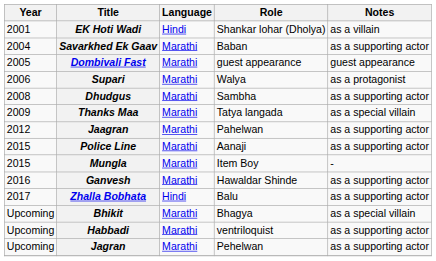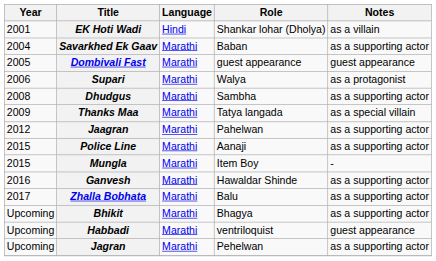(174, 197) Hindi -> (180, 197) Marathi
(373, 213) as a special villain -> (380, 213) as a supporting actor
(380, 230) as a supporting actor -> (373, 230) guest appearance
